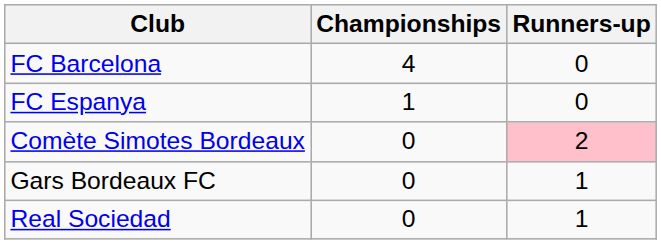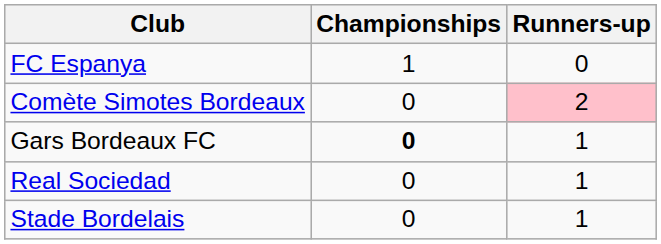- row: (86, 63)
(409, 180) normal -> (409, 141) bold
+ row: (97, 219)
